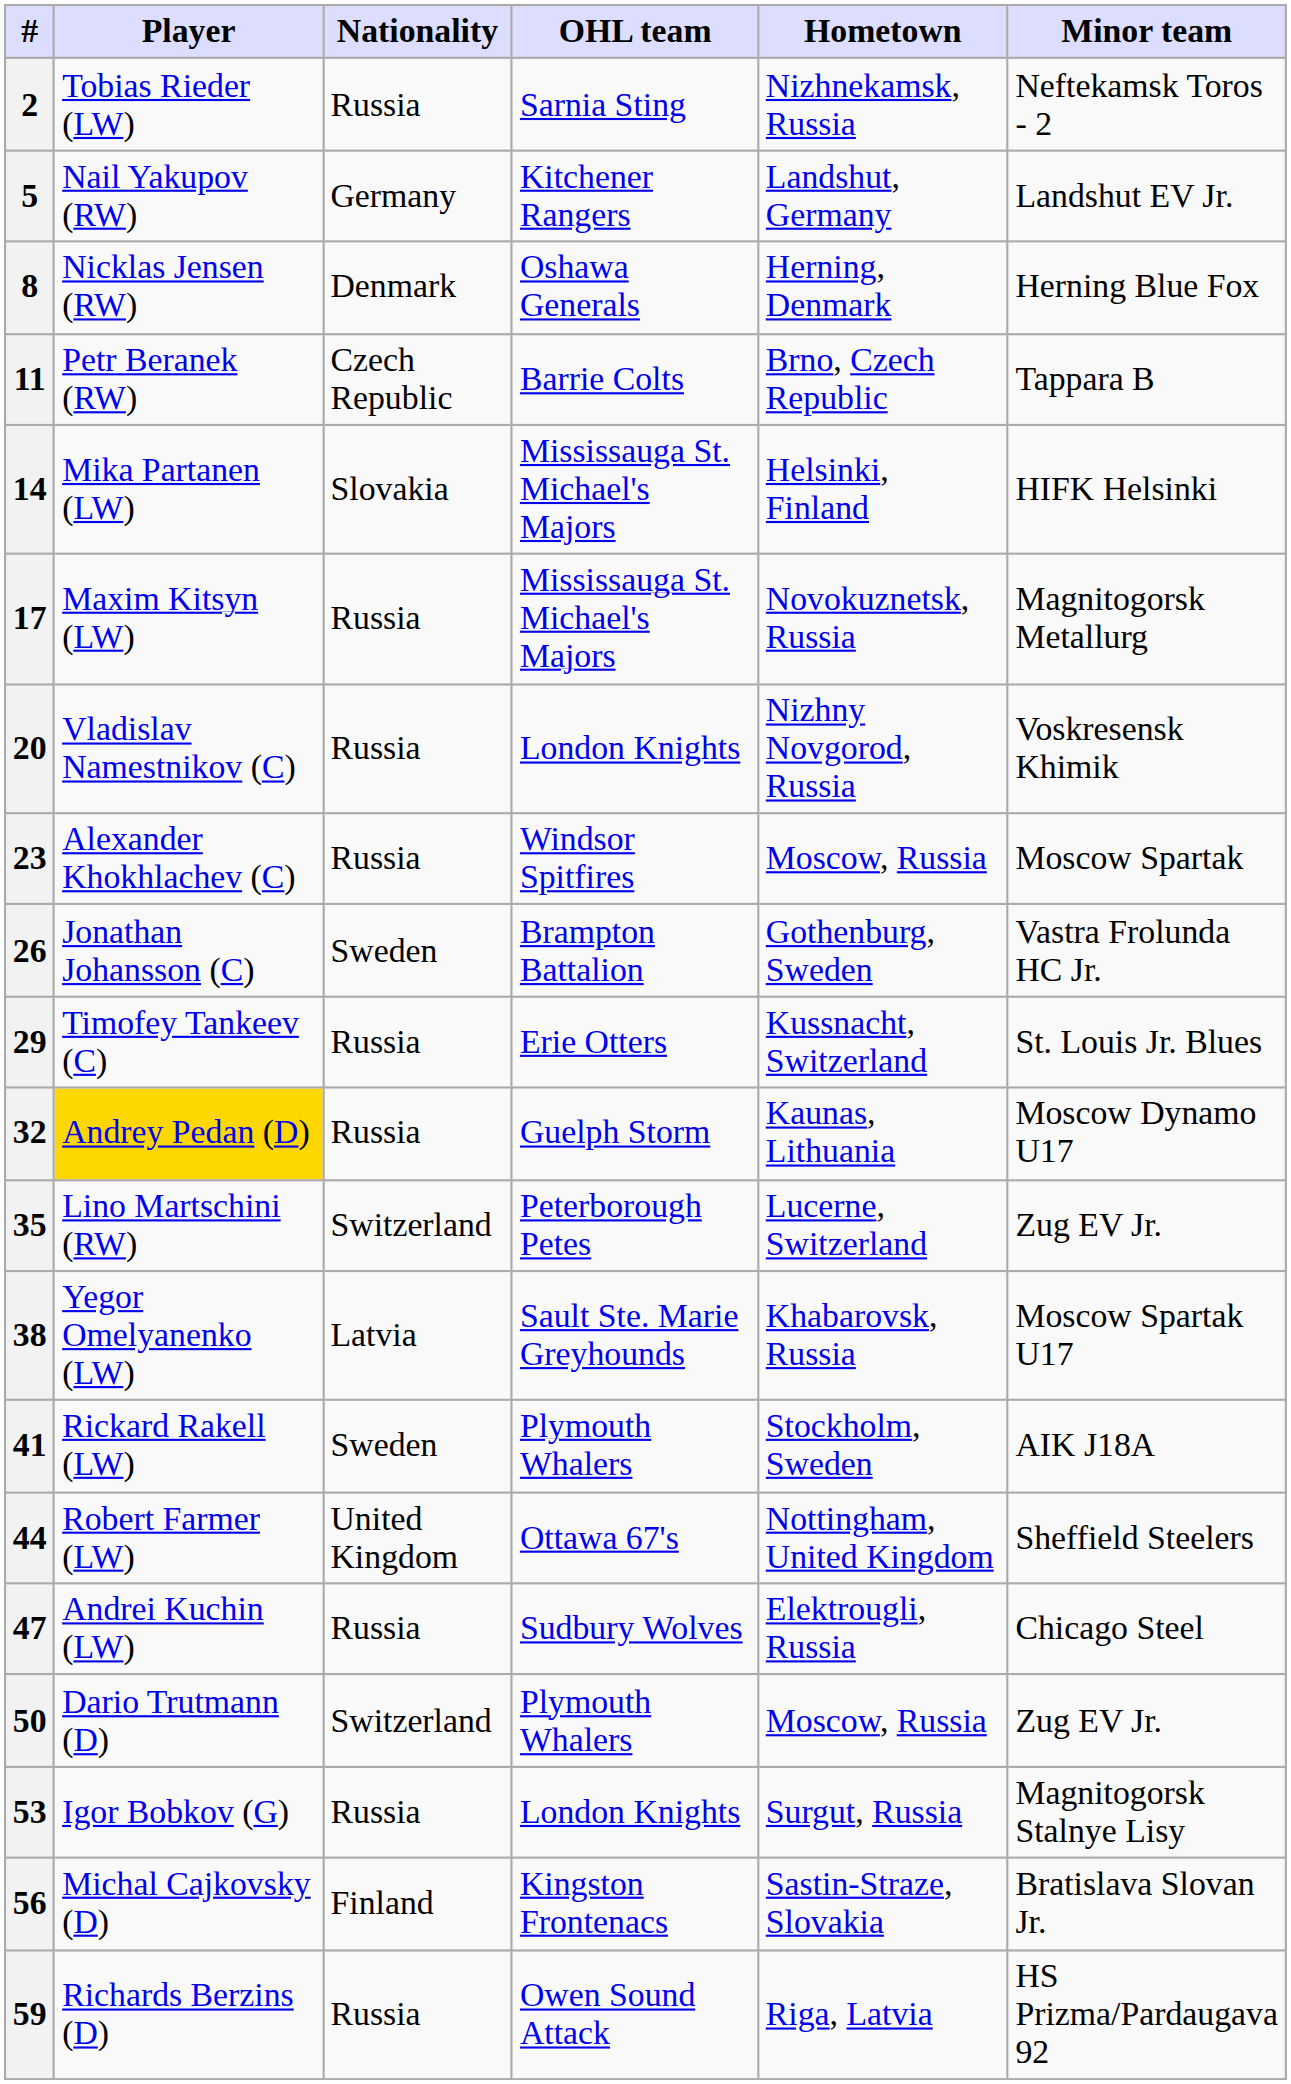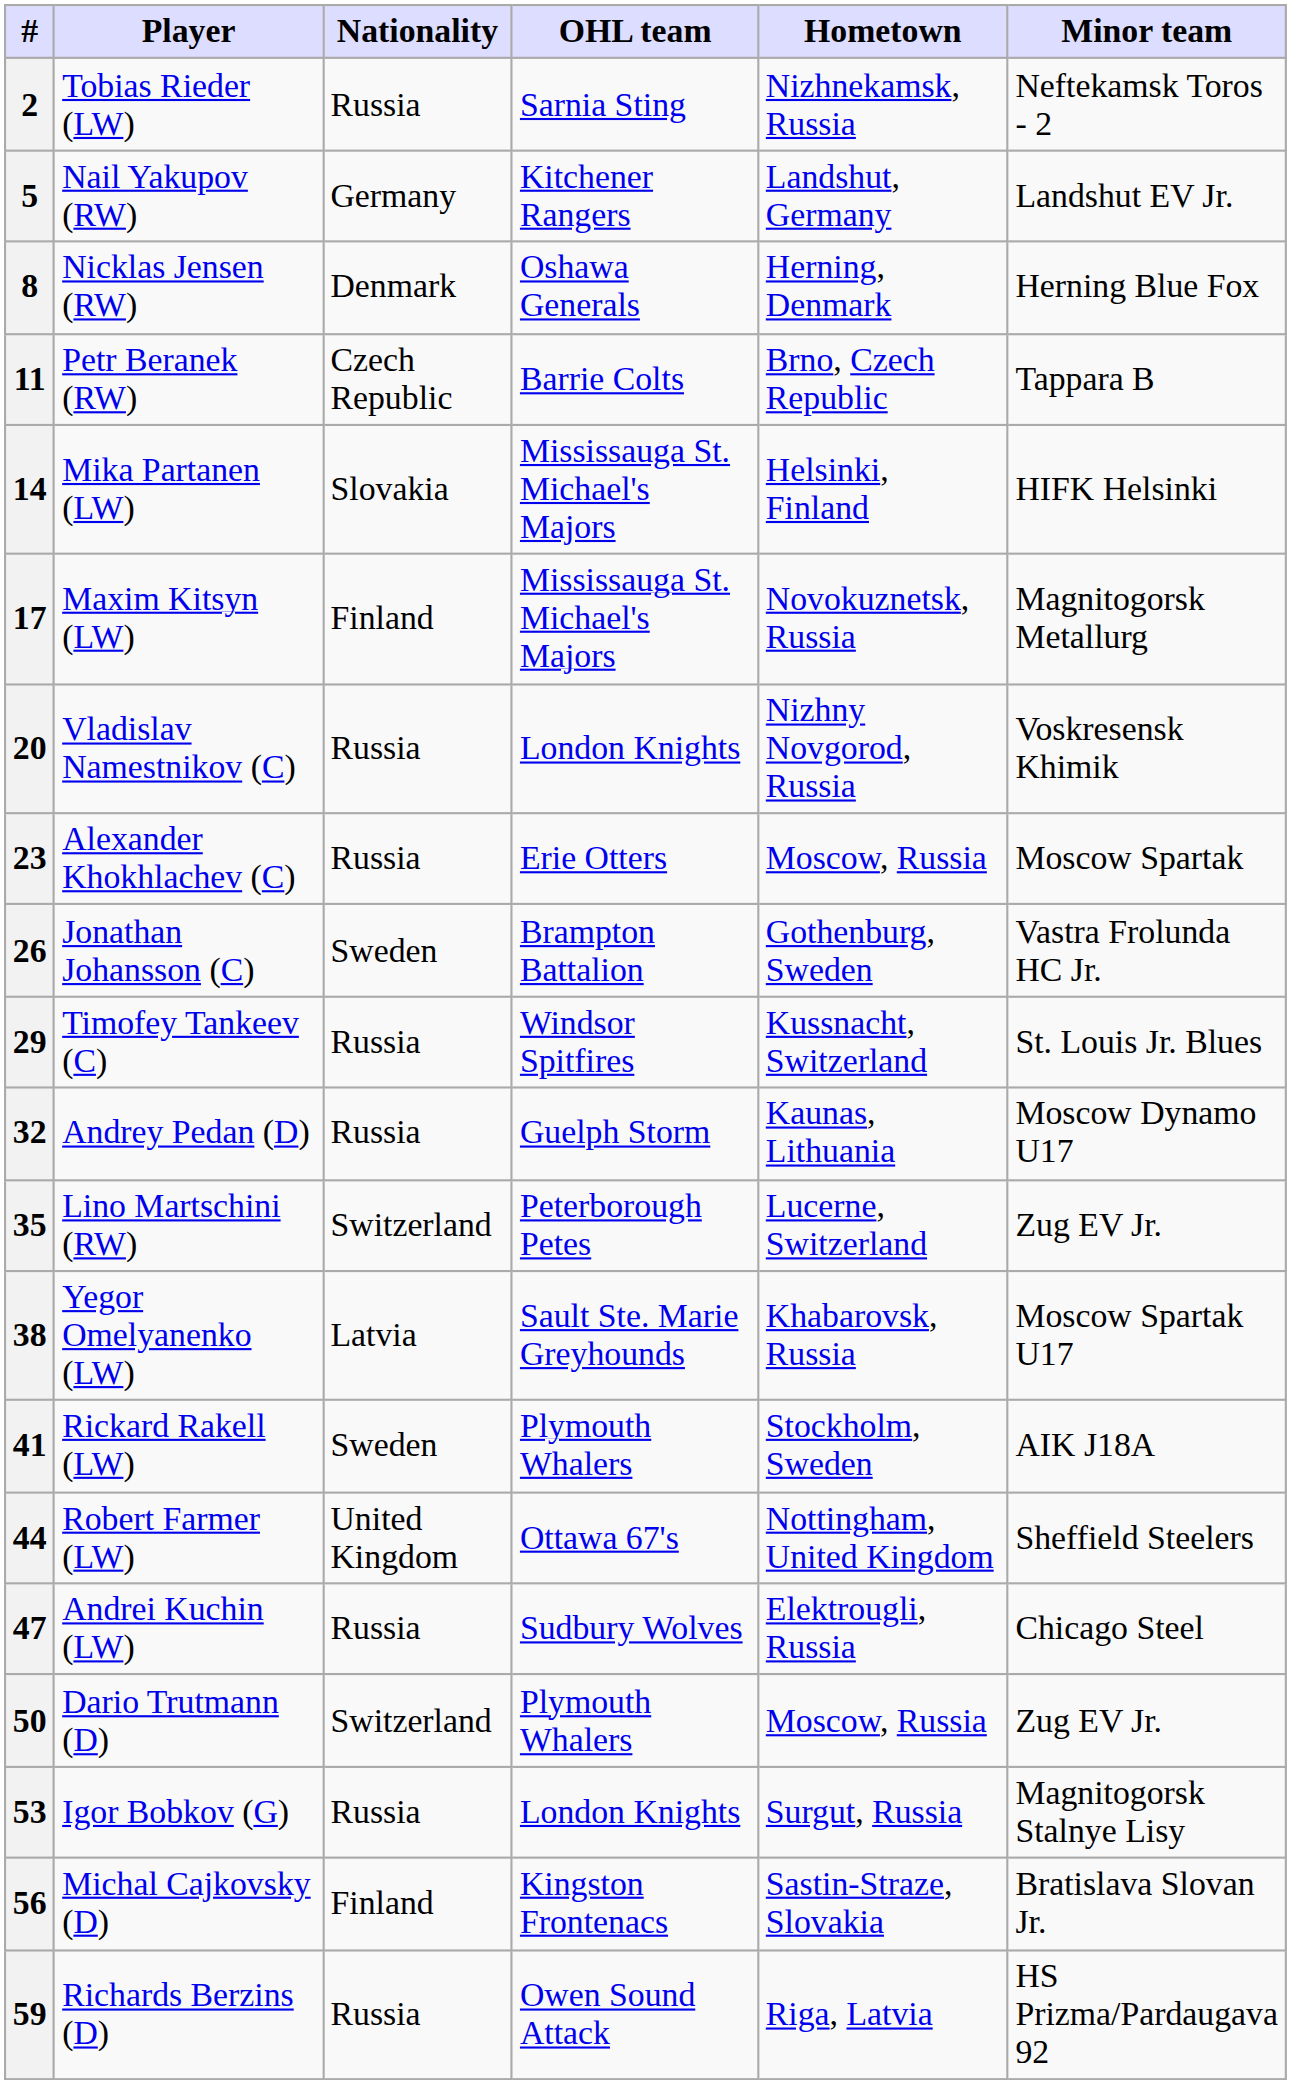(376, 618) Russia -> (382, 618) Finland
(577, 858) Windsor Spitfires -> (594, 858) Erie Otters
(594, 1041) Erie Otters -> (577, 1041) Windsor Spitfires
(186, 1132) gold background -> (186, 1132) no background
